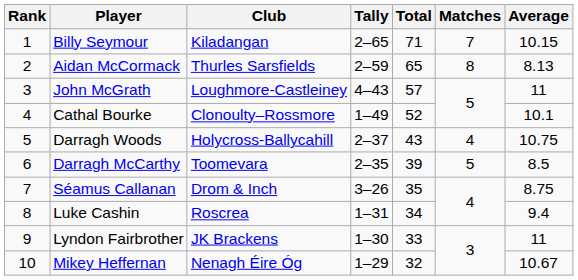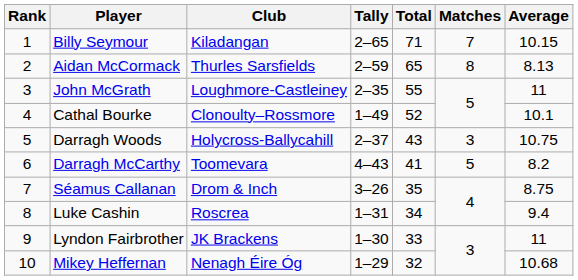(371, 90) 4–43 -> (371, 90) 2–35
(414, 90) 57 -> (414, 90) 55
(470, 139) 4 -> (470, 139) 3
(371, 164) 2–35 -> (371, 164) 4–43
(414, 164) 39 -> (414, 164) 41
(539, 164) 8.5 -> (539, 164) 8.2
(539, 262) 10.67 -> (539, 262) 10.68
